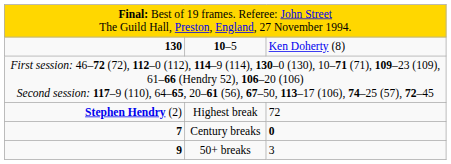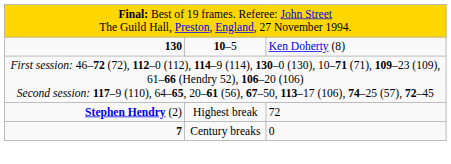(272, 131) bold -> (272, 131) normal
- row: (225, 150)
